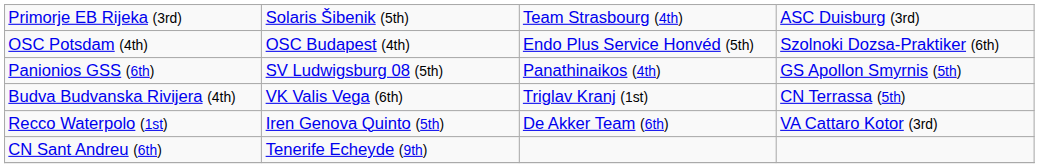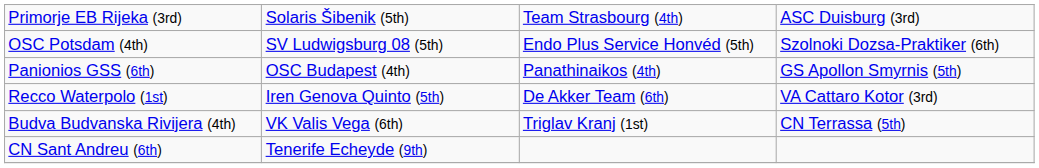(338, 44) OSC Budapest (4th) -> (354, 44) SV Ludwigsburg 08 (5th)
(354, 70) SV Ludwigsburg 08 (5th) -> (338, 70) OSC Budapest (4th)
rows swapped: (88, 123) <-> (122, 96)
